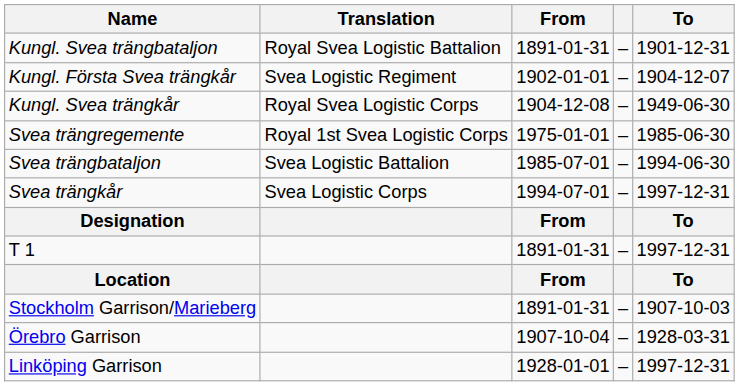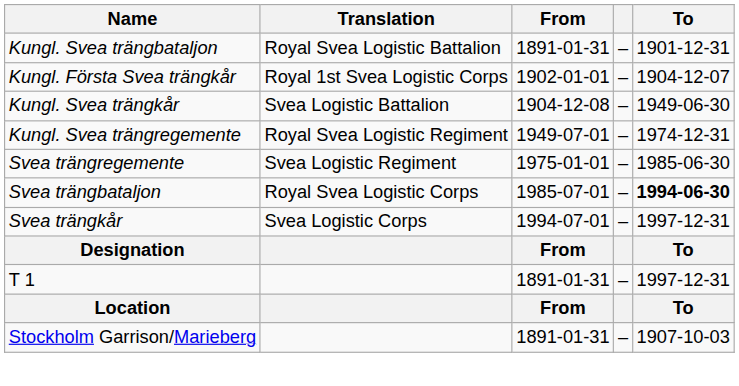(360, 76) Svea Logistic Regiment -> (386, 76) Royal 1st Svea Logistic Corps
(371, 105) Royal Svea Logistic Corps -> (357, 105) Svea Logistic Battalion
+ row: (125, 134)
(386, 134) Royal 1st Svea Logistic Corps -> (360, 163) Svea Logistic Regiment
(357, 163) Svea Logistic Battalion -> (371, 192) Royal Svea Logistic Corps
(683, 163) normal -> (683, 192) bold
- row: (75, 337)
- row: (85, 366)
